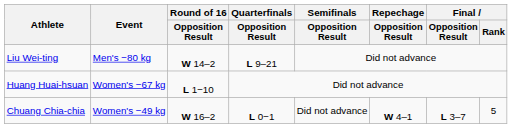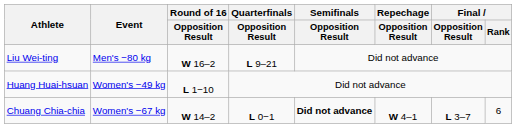(198, 64) W 14–2 -> (198, 64) W 16–2
(129, 85) Women's −67 kg -> (129, 85) Women's −49 kg
(129, 111) Women's −49 kg -> (129, 111) Women's −67 kg
(198, 116) W 16–2 -> (198, 116) W 14–2
(332, 111) normal -> (335, 111) bold
(494, 111) 5 -> (498, 111) 6
